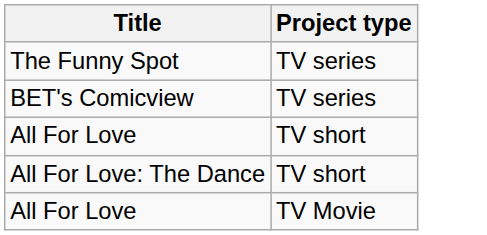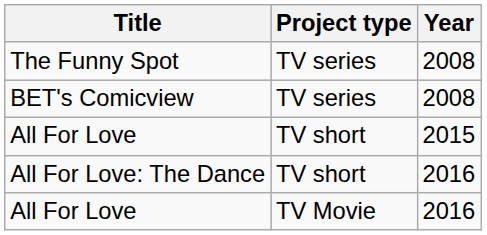+ column: (449, 23)
